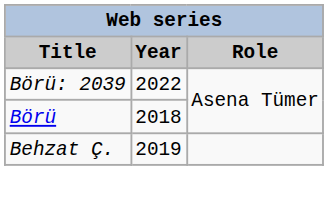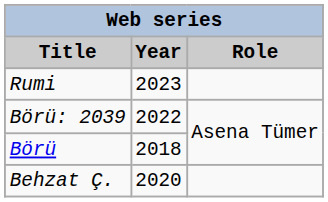+ row: (33, 85)
(159, 149) 2019 -> (159, 181) 2020
